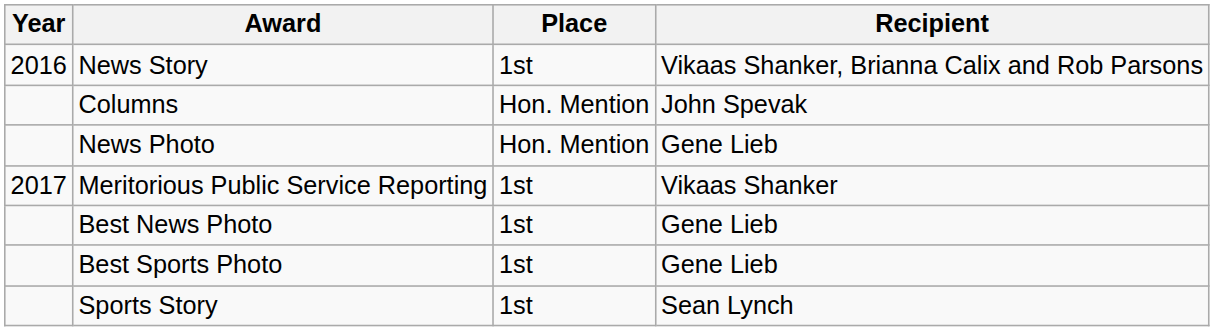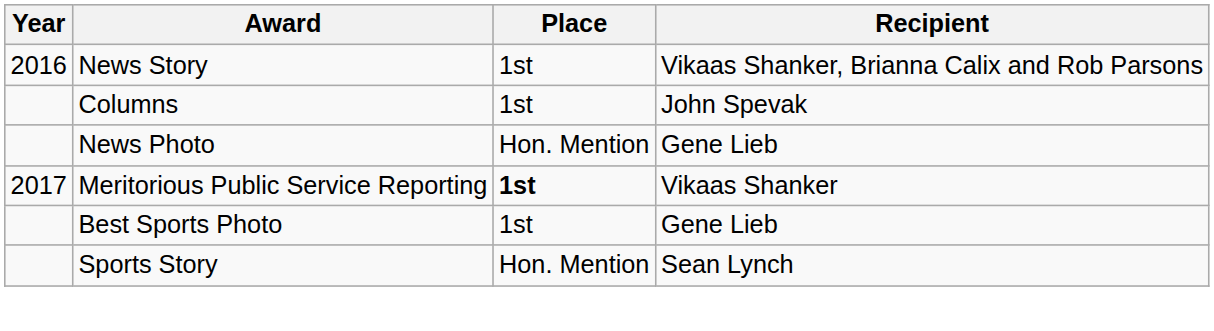(574, 104) Hon. Mention -> (516, 104) 1st
(516, 184) normal -> (517, 184) bold
- row: (175, 225)
(516, 305) 1st -> (574, 265) Hon. Mention
